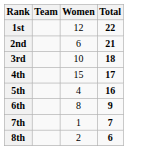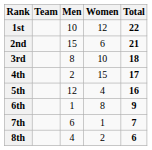+ column: (72, 12)
